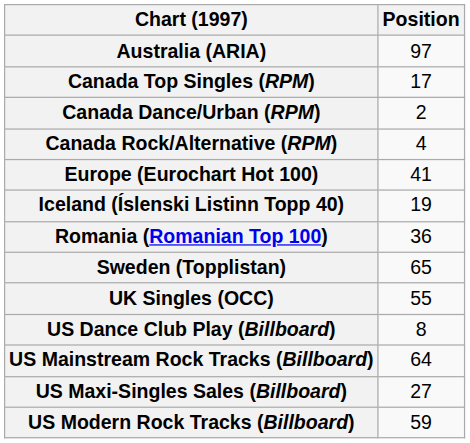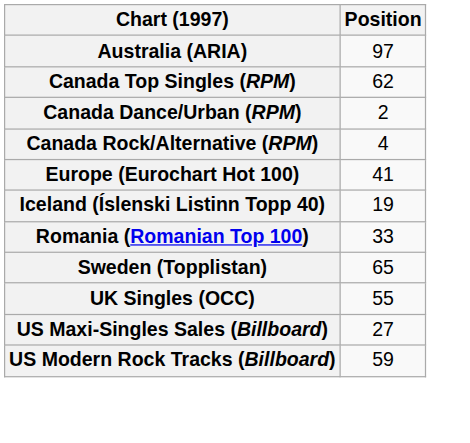(421, 81) 17 -> (383, 81) 62
(421, 236) 36 -> (383, 236) 33
- row: (191, 329)
- row: (191, 360)
